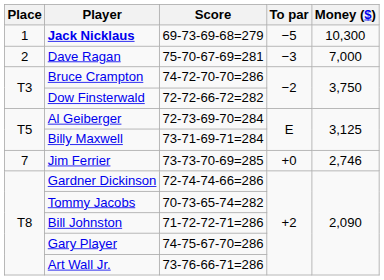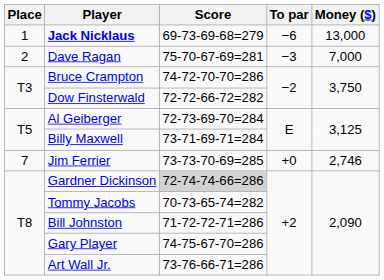(289, 35) −5 -> (289, 35) −6
(345, 35) 10,300 -> (345, 35) 13,000
(213, 181) no background -> (213, 181) lightgrey background
